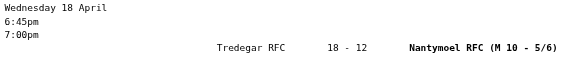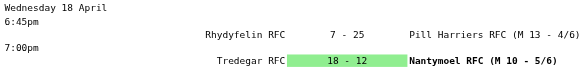+ row: (245, 34)
(347, 48) no background -> (347, 61) lightgreen background
